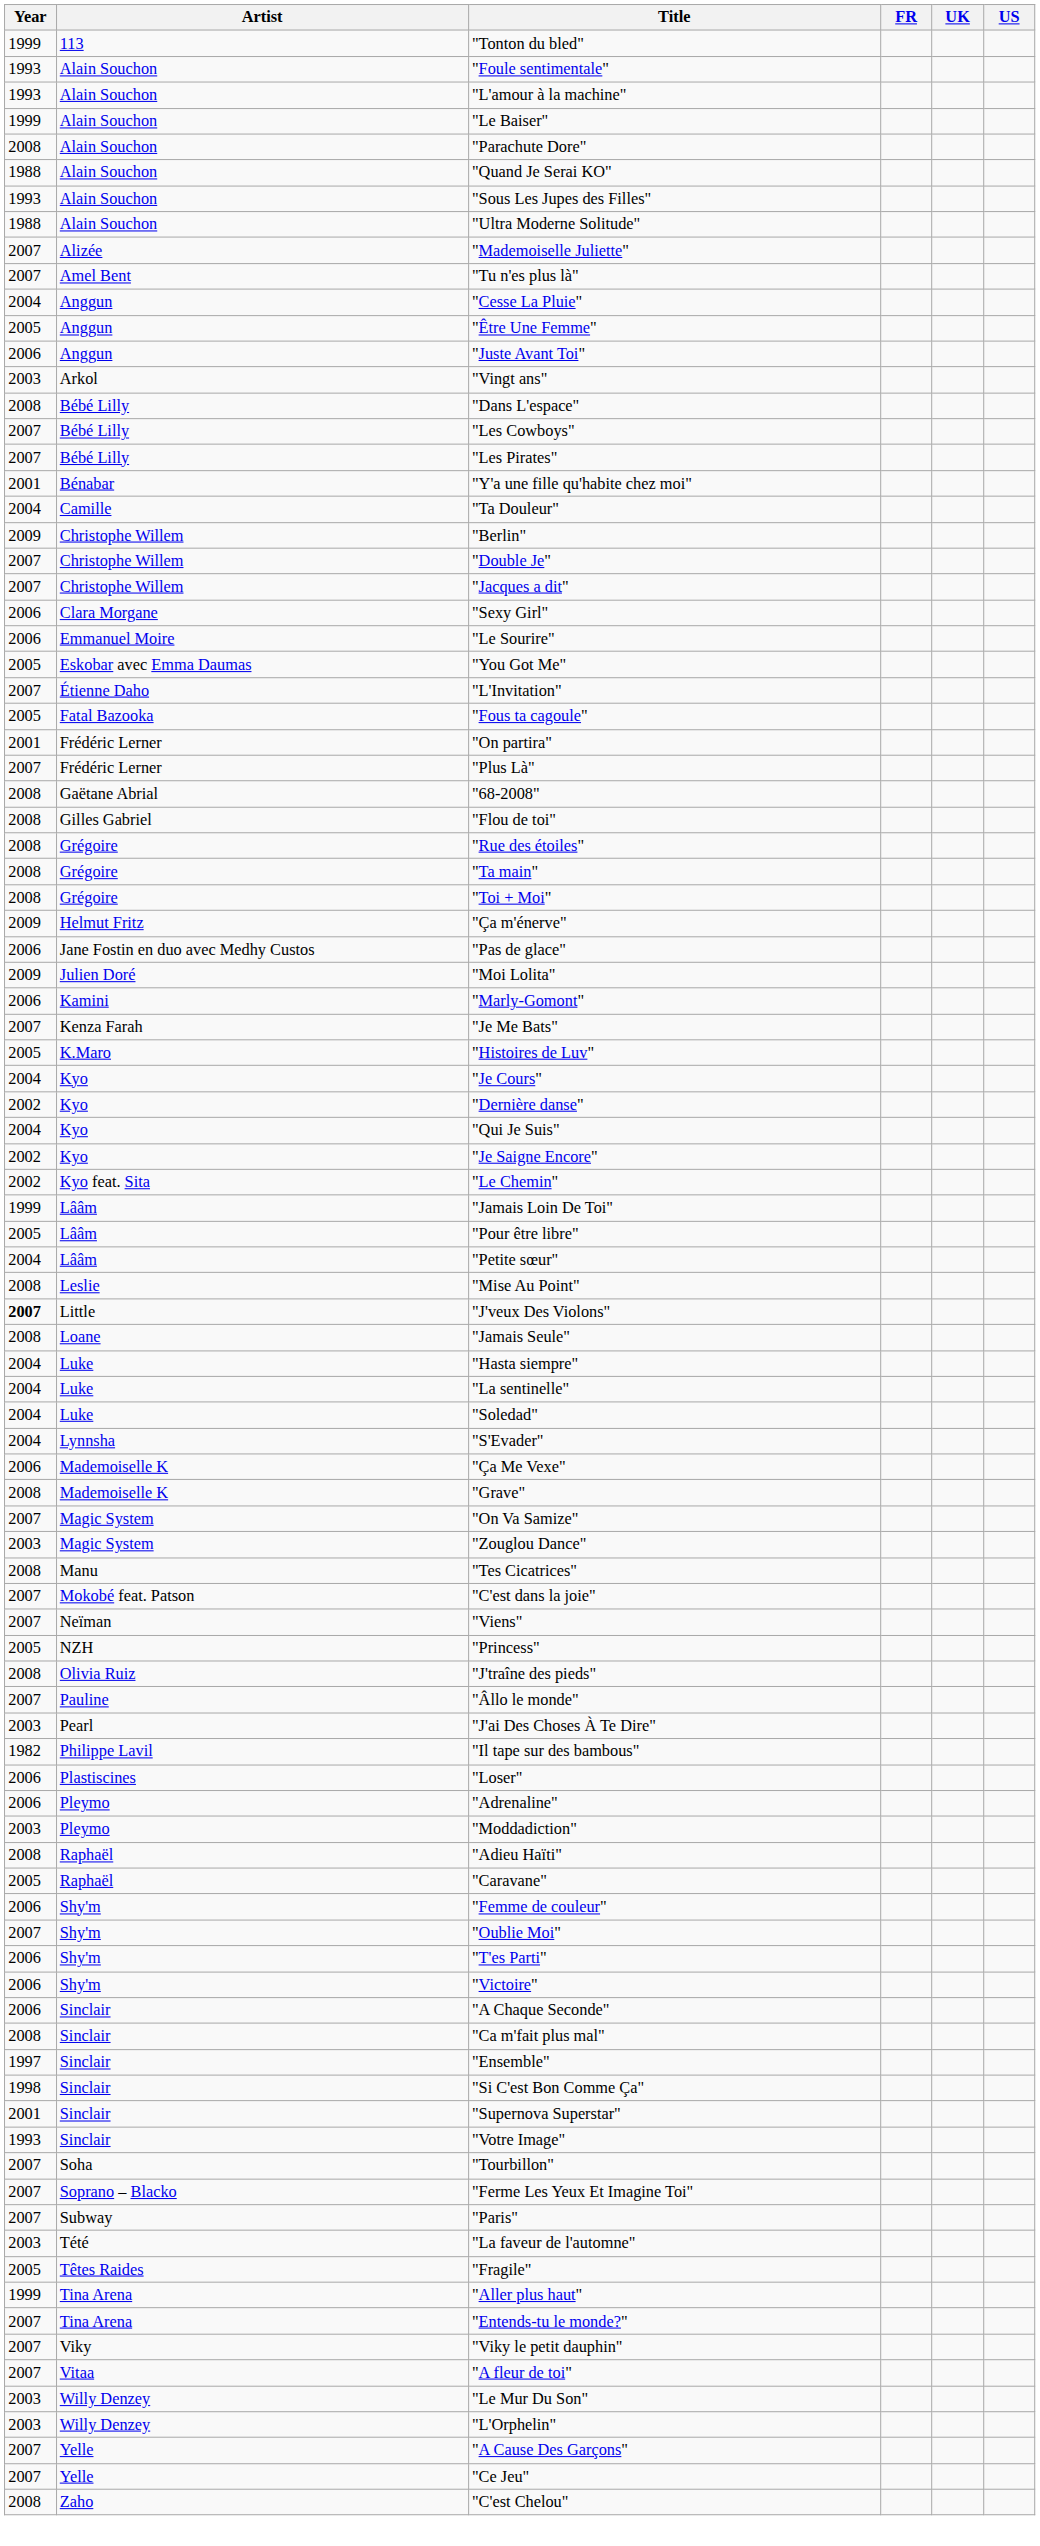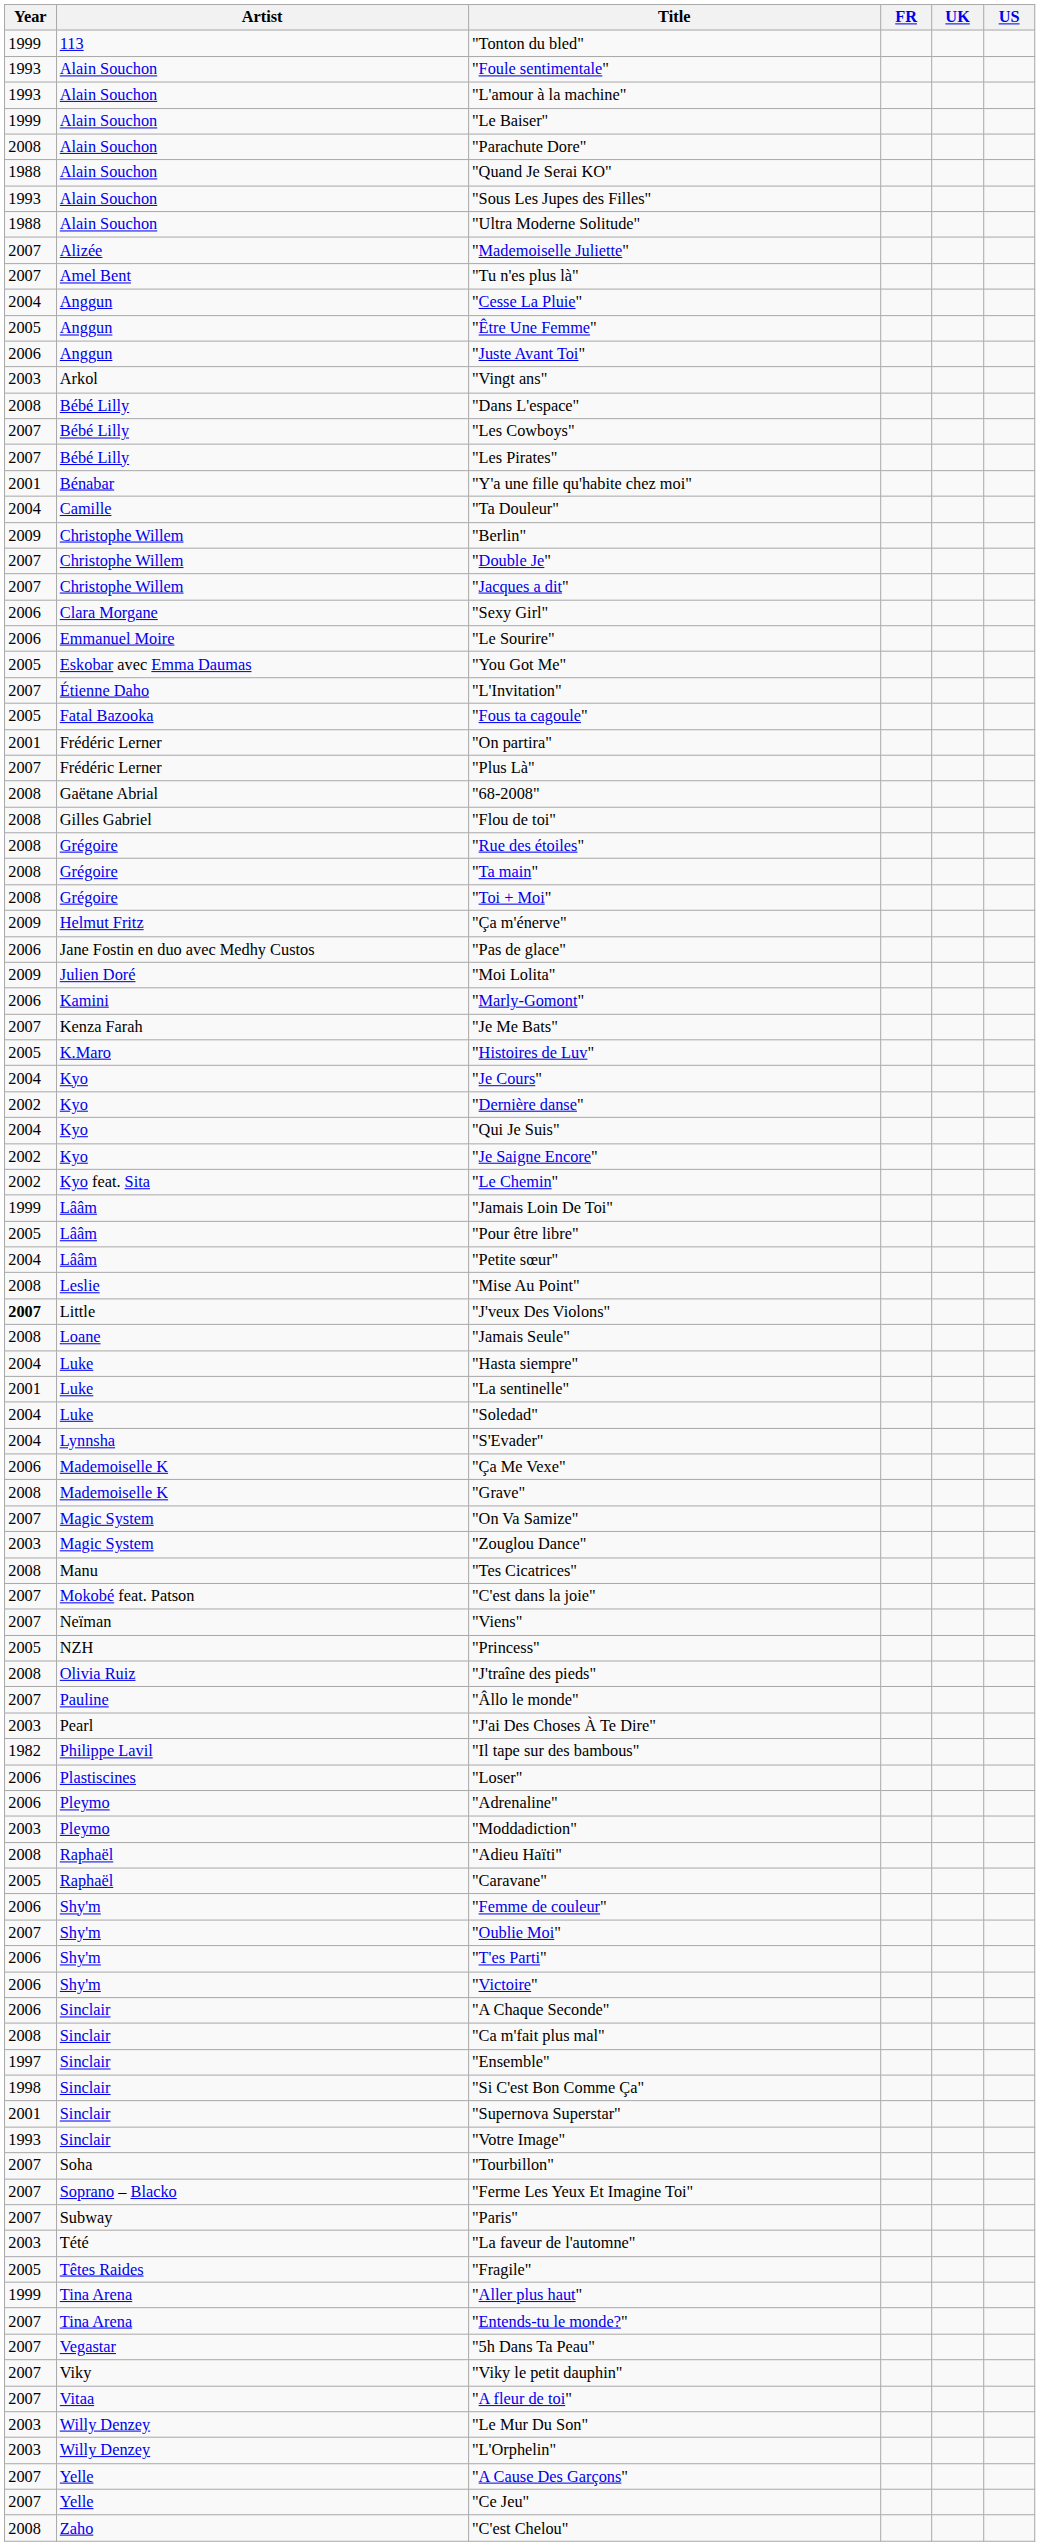(25, 1389) 2004 -> (25, 1389) 2001
+ row: (533, 2346)
